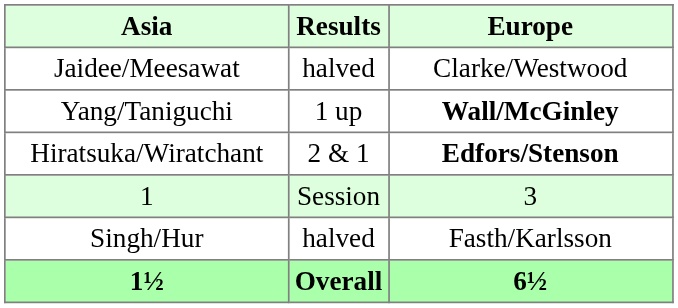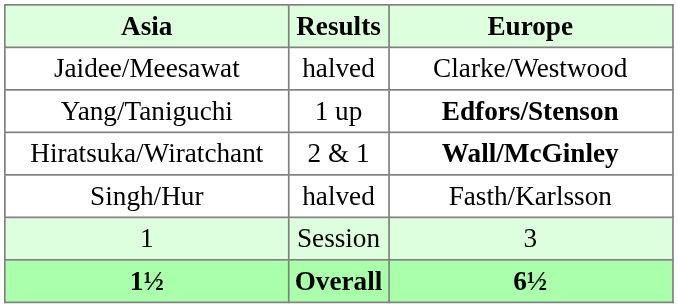(530, 110) Wall/McGinley -> (530, 110) Edfors/Stenson
(530, 153) Edfors/Stenson -> (530, 153) Wall/McGinley
rows swapped: (147, 238) <-> (147, 195)
